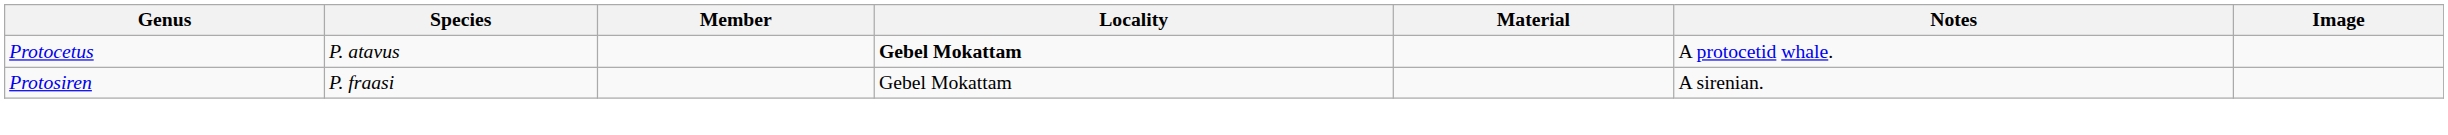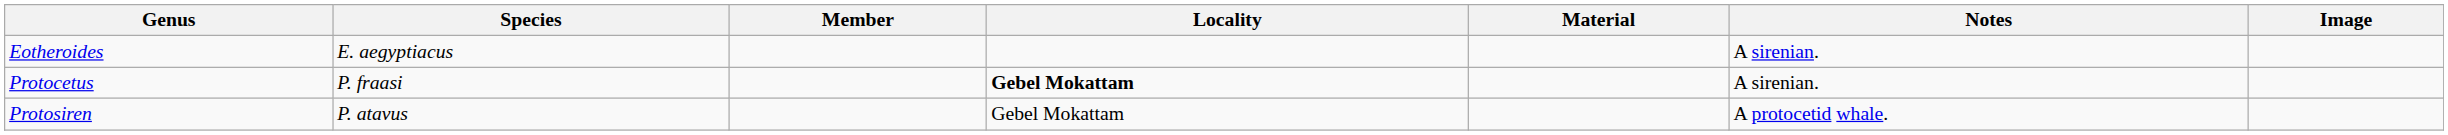+ row: (56, 51)
(364, 51) P. atavus -> (370, 82) P. fraasi
(1756, 51) A protocetid whale. -> (1776, 82) A sirenian.
(362, 82) P. fraasi -> (373, 113) P. atavus
(1721, 82) A sirenian. -> (1811, 113) A protocetid whale.
